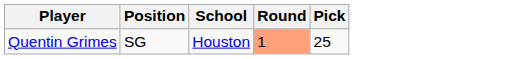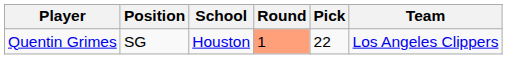+ column: (426, 16)
(322, 41) 25 -> (322, 41) 22
